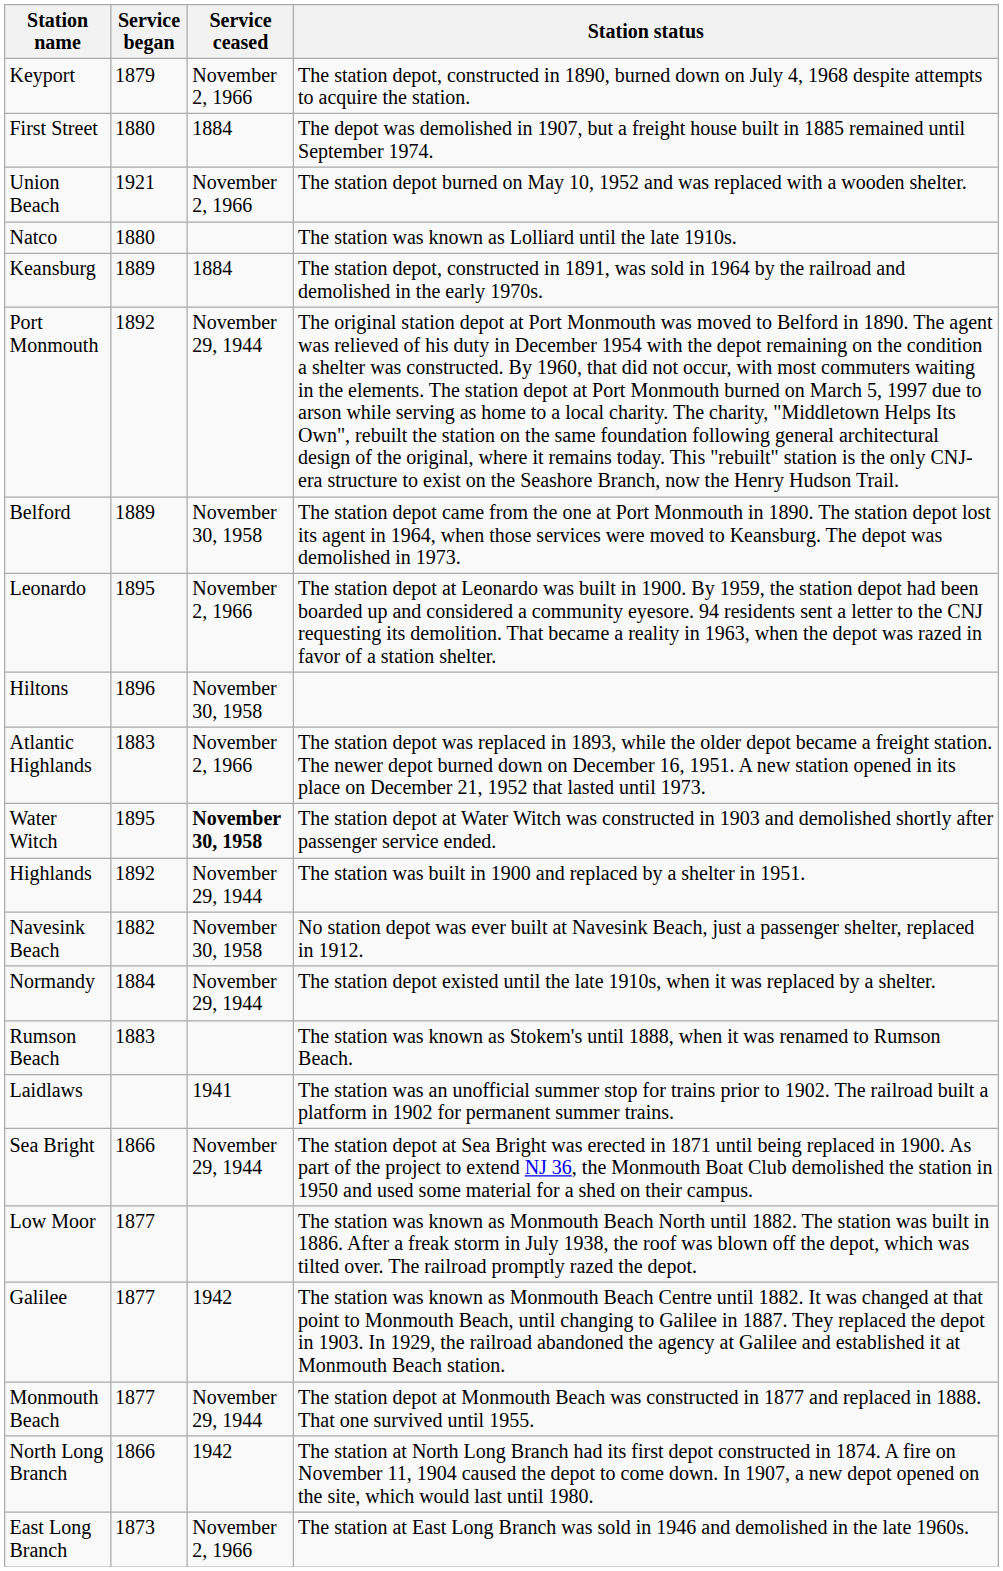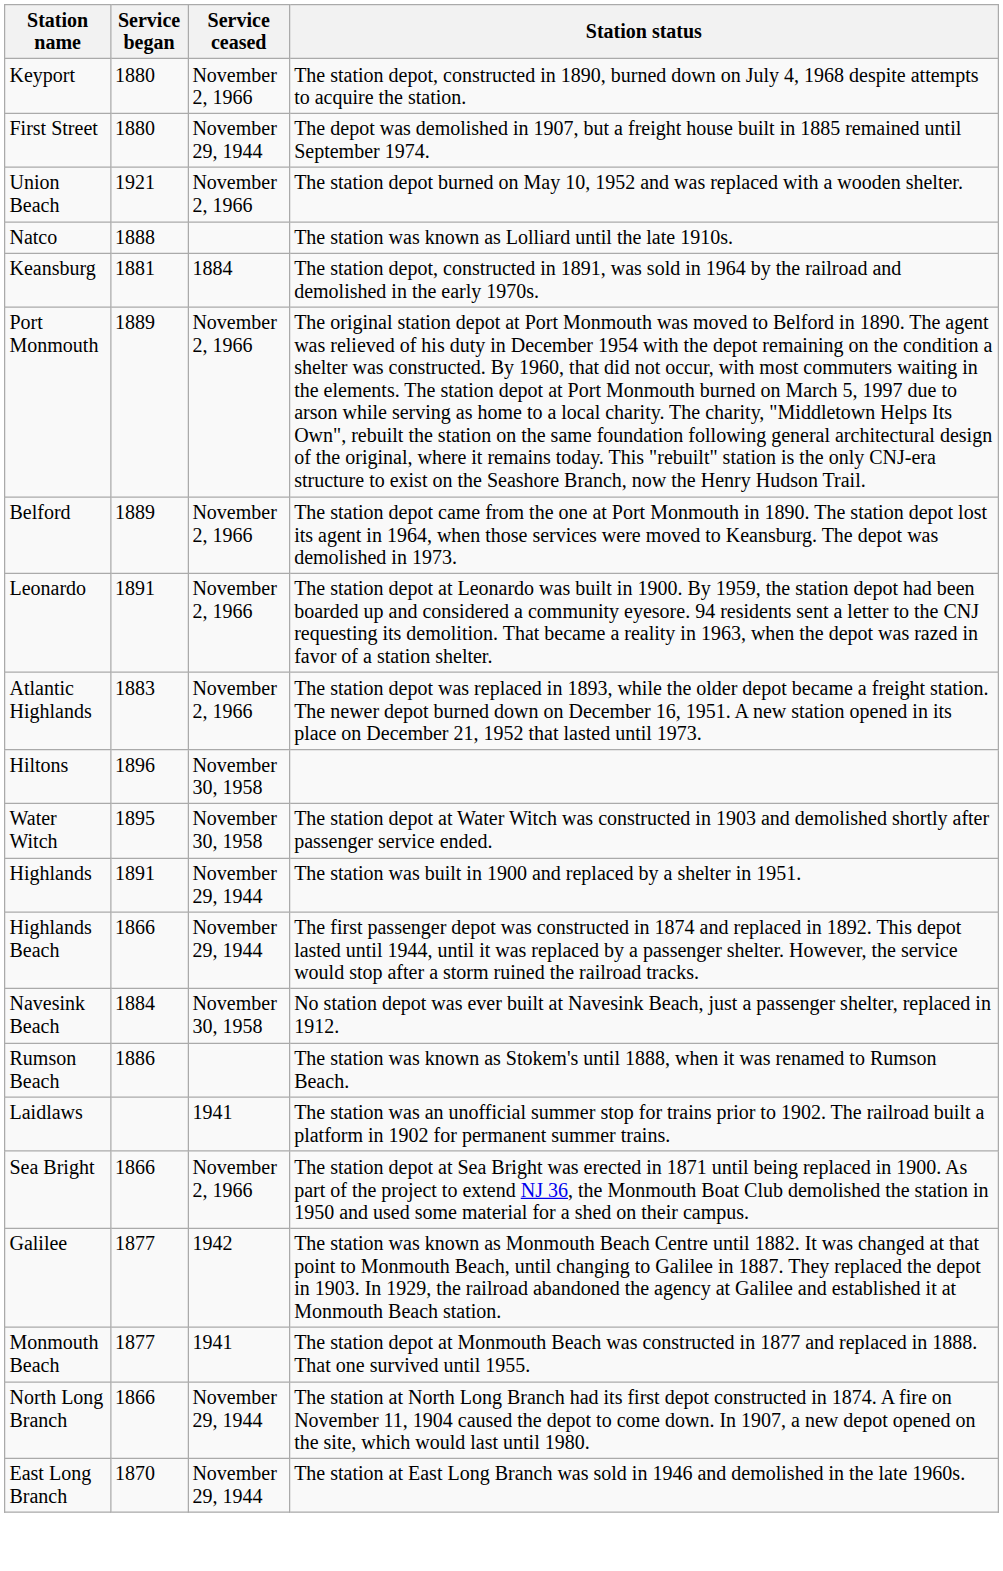(135, 74) 1879 -> (135, 74) 1880
(212, 128) 1884 -> (235, 140) November 29, 1944
(135, 237) 1880 -> (135, 237) 1888
(135, 268) 1889 -> (135, 268) 1881
(135, 323) 1892 -> (135, 323) 1889
(235, 334) November 29, 1944 -> (235, 334) November 2, 1966
(235, 523) November 30, 1958 -> (235, 523) November 2, 1966
(135, 589) 1895 -> (135, 589) 1891
rows swapped: (51, 753) <-> (39, 688)
(237, 830) bold -> (235, 830) normal
(135, 873) 1892 -> (135, 873) 1891
+ row: (51, 938)
(135, 927) 1882 -> (135, 1004) 1884
- row: (52, 981)
(135, 1036) 1883 -> (135, 1058) 1886
(235, 1155) November 29, 1944 -> (235, 1178) November 2, 1966
- row: (53, 1221)
(235, 1408) November 29, 1944 -> (212, 1343) 1941
(212, 1451) 1942 -> (235, 1408) November 29, 1944
(135, 1528) 1873 -> (135, 1473) 1870
(235, 1539) November 2, 1966 -> (235, 1485) November 29, 1944
